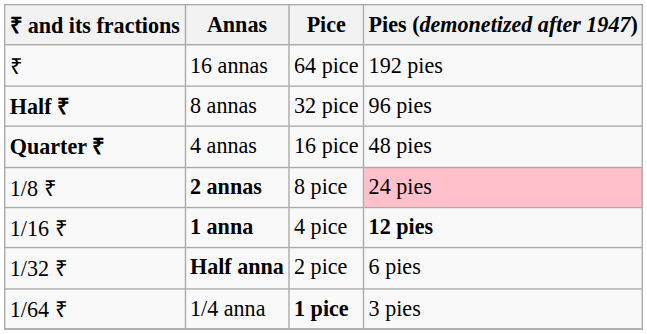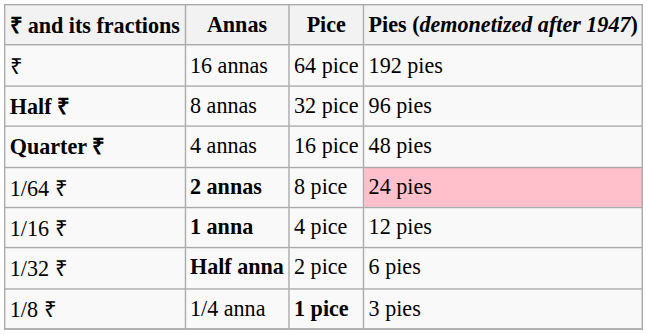(33, 188) 1/8 ₹ -> (38, 188) 1/64 ₹
(401, 227) bold -> (400, 227) normal
(38, 309) 1/64 ₹ -> (33, 309) 1/8 ₹
